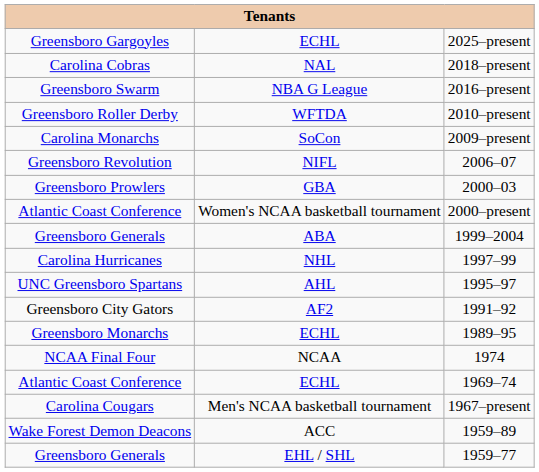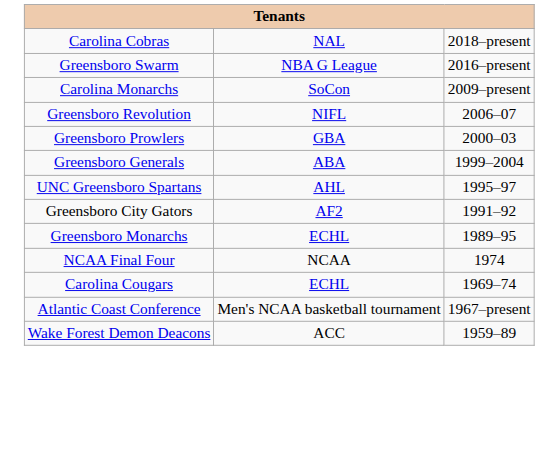- row: (489, 41)
- row: (489, 114)
- row: (489, 211)
- row: (489, 260)
(100, 382) Atlantic Coast Conference -> (119, 284) Carolina Cougars
(100, 406) Carolina Cougars -> (119, 308) Atlantic Coast Conference
- row: (489, 455)
